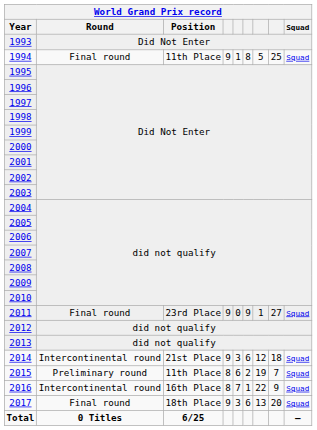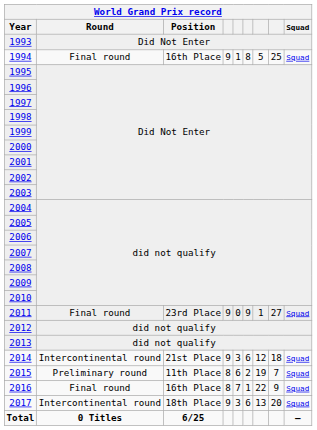(193, 57) 11th Place -> (193, 57) 16th Place
(100, 388) Intercontinental round -> (100, 388) Final round
(100, 403) Final round -> (100, 403) Intercontinental round
